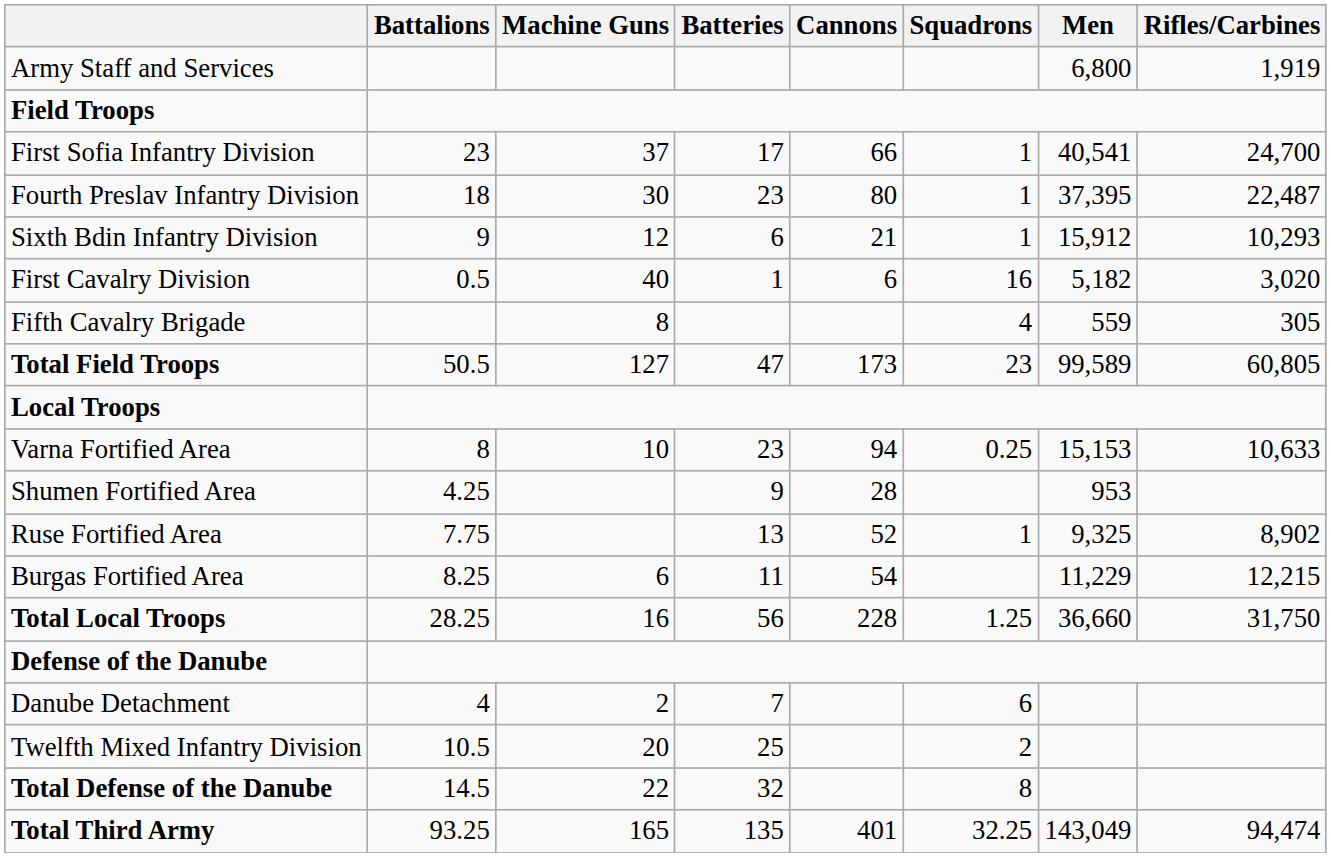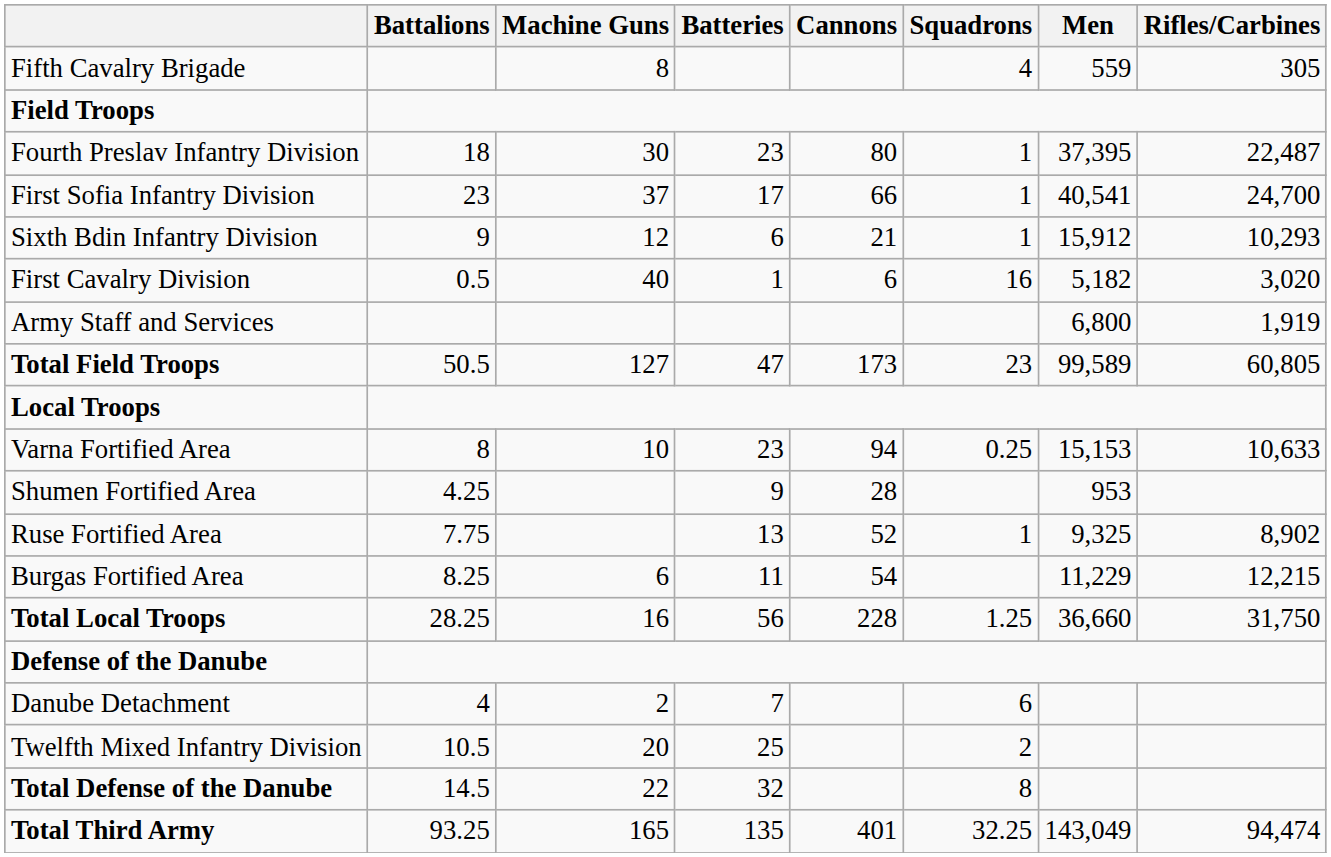rows swapped: (142, 68) <-> (128, 322)
rows swapped: (163, 152) <-> (185, 195)
